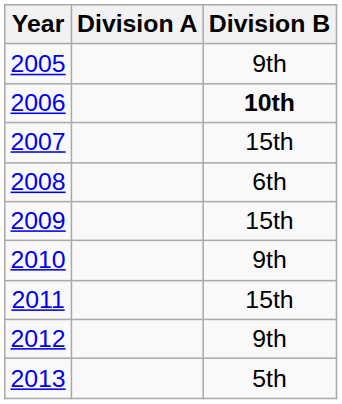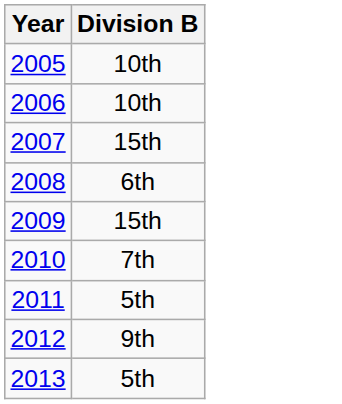- column: (137, 24)
(269, 63) 9th -> (138, 63) 10th
(269, 102) bold -> (138, 102) normal
(269, 260) 9th -> (138, 260) 7th
(269, 299) 15th -> (138, 299) 5th
